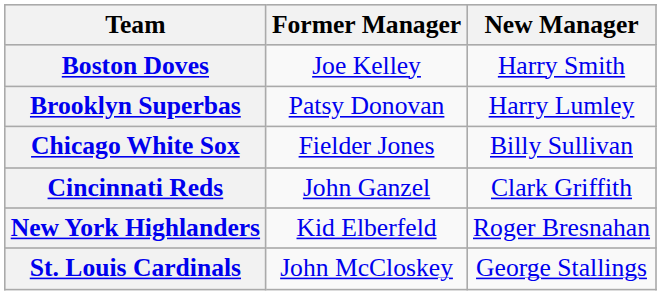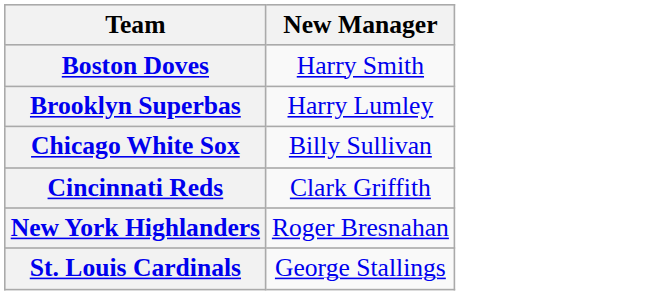- column: (367, 24)
